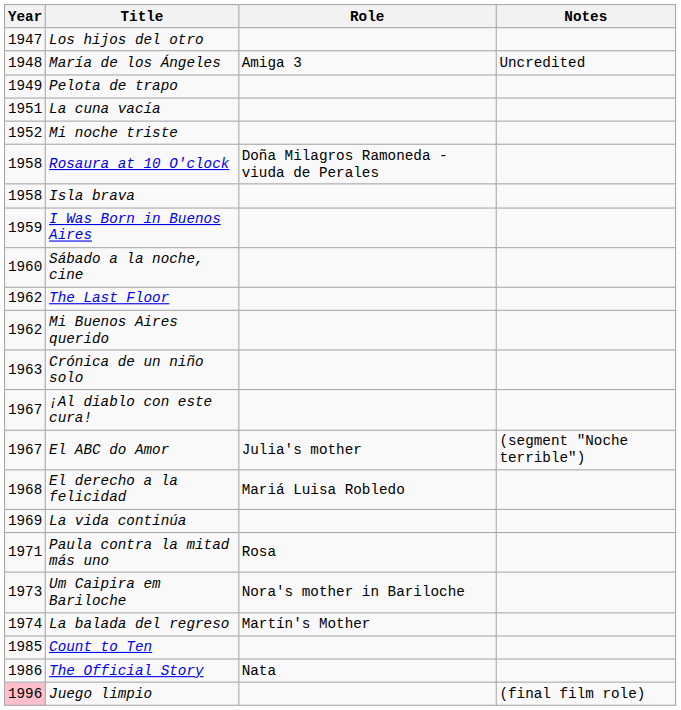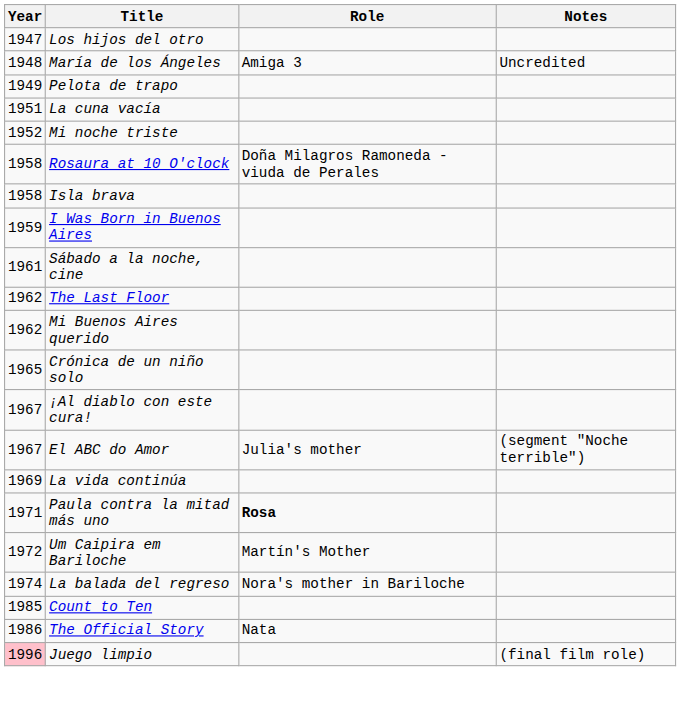(25, 267) 1960 -> (25, 267) 1961
(25, 370) 1963 -> (25, 370) 1965
- row: (113, 490)
(259, 553) normal -> (259, 513) bold
(25, 592) 1973 -> (25, 553) 1972
(353, 592) Nora's mother in Bariloche -> (306, 553) Martín's Mother
(306, 624) Martín's Mother -> (353, 584) Nora's mother in Bariloche
